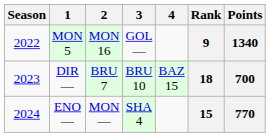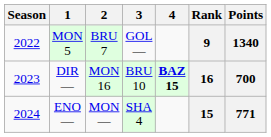(104, 43) MON 16 -> (104, 43) BRU 7
(104, 78) BRU 7 -> (104, 78) MON 16
(172, 78) normal -> (172, 78) bold
(206, 78) 18 -> (207, 78) 16
(245, 114) 770 -> (246, 114) 771
